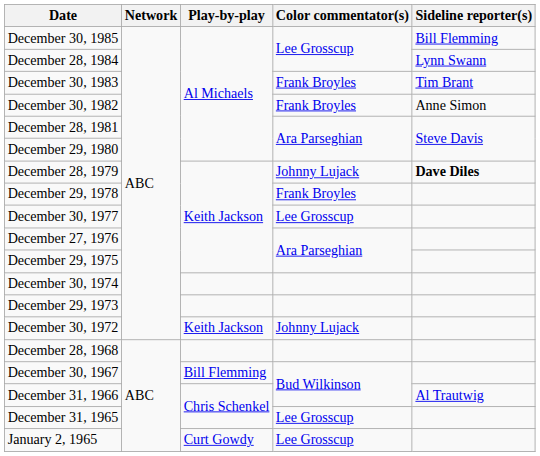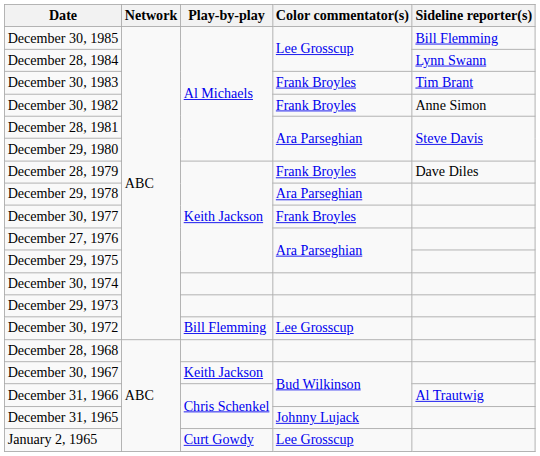(318, 171) Johnny Lujack -> (316, 171) Frank Broyles
(447, 171) bold -> (447, 171) normal
(316, 194) Frank Broyles -> (319, 194) Ara Parseghian
(315, 216) Lee Grosscup -> (316, 216) Frank Broyles
(223, 328) Keith Jackson -> (225, 328) Bill Flemming
(318, 328) Johnny Lujack -> (315, 328) Lee Grosscup
(225, 372) Bill Flemming -> (223, 372) Keith Jackson
(315, 417) Lee Grosscup -> (318, 417) Johnny Lujack
